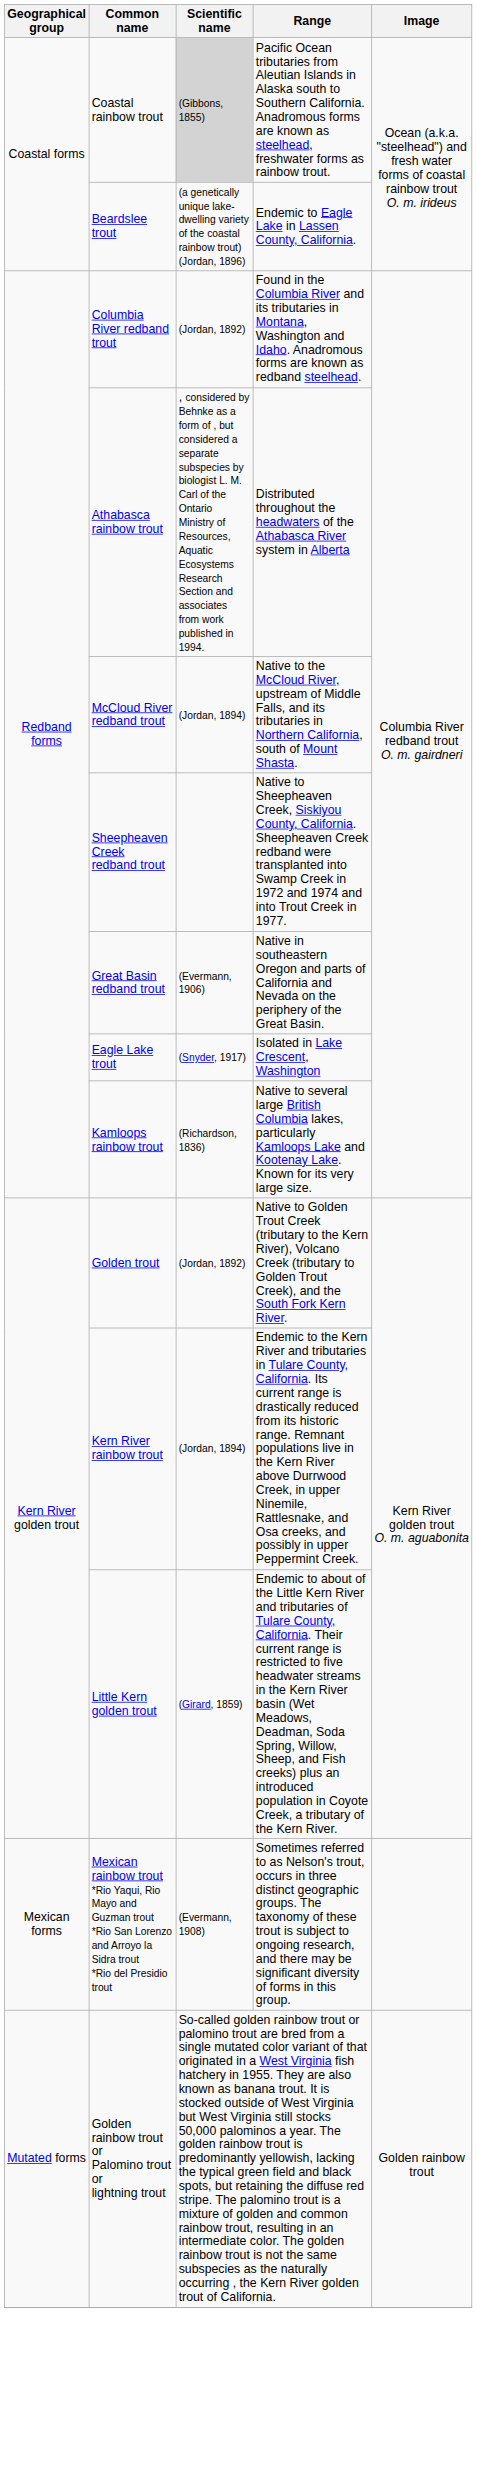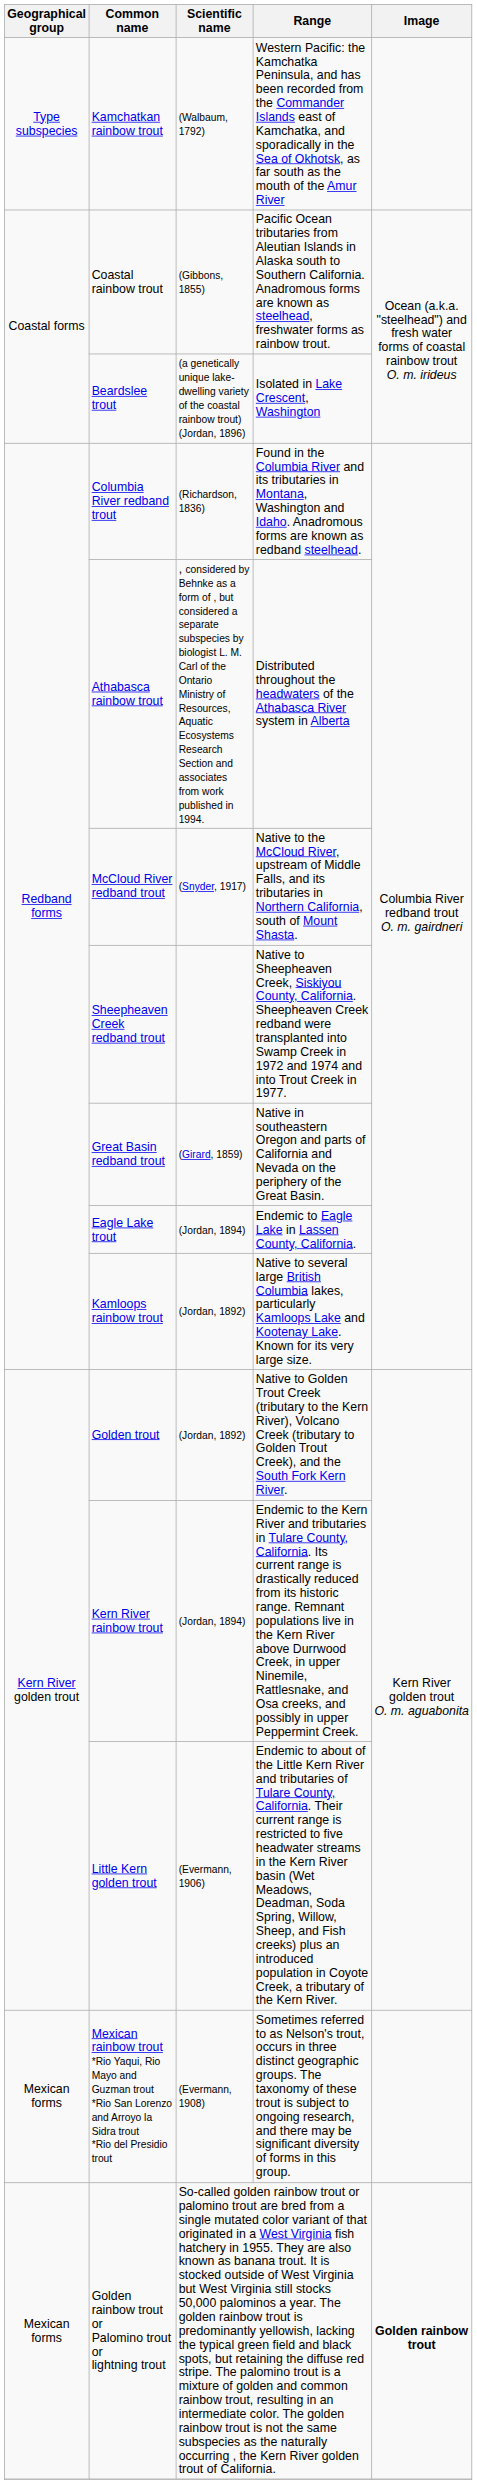+ row: (127, 123)
(201, 110) lightgrey background -> (201, 282) no background
(306, 226) Endemic to Eagle Lake in Lassen County, California. -> (299, 398) Isolated in Lake Crescent, Washington
(212, 330) (Jordan, 1892) -> (208, 502) (Richardson, 1836)
(212, 715) (Jordan, 1894) -> (212, 887) (Snyder, 1917)
(205, 983) (Evermann, 1906) -> (211, 1155) (Girard, 1859)
(212, 1058) (Snyder, 1917) -> (212, 1230) (Jordan, 1894)
(299, 1057) Isolated in Lake Crescent, Washington -> (306, 1229) Endemic to Eagle Lake in Lassen County, California.
(208, 1140) (Richardson, 1836) -> (212, 1312) (Jordan, 1892)
(211, 1704) (Girard, 1859) -> (205, 1876) (Evermann, 1906)
(47, 2158) Mutated forms -> (47, 2330) Mexican forms
(422, 2165) normal -> (422, 2337) bold
